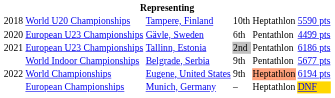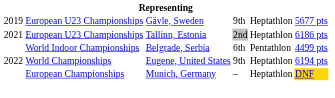- row: (179, 21)
(13, 34) 2020 -> (13, 21) 2019
(239, 34) 6th -> (239, 21) 9th
(273, 34) Pentathlon -> (271, 21) Heptathlon
(314, 34) 4499 pts -> (311, 21) 5677 pts
(273, 48) Pentathlon -> (271, 34) Heptathlon
(239, 61) 9th -> (239, 48) 6th
(314, 61) 5677 pts -> (311, 48) 4499 pts
(274, 74) lightsalmon background -> (271, 61) no background
